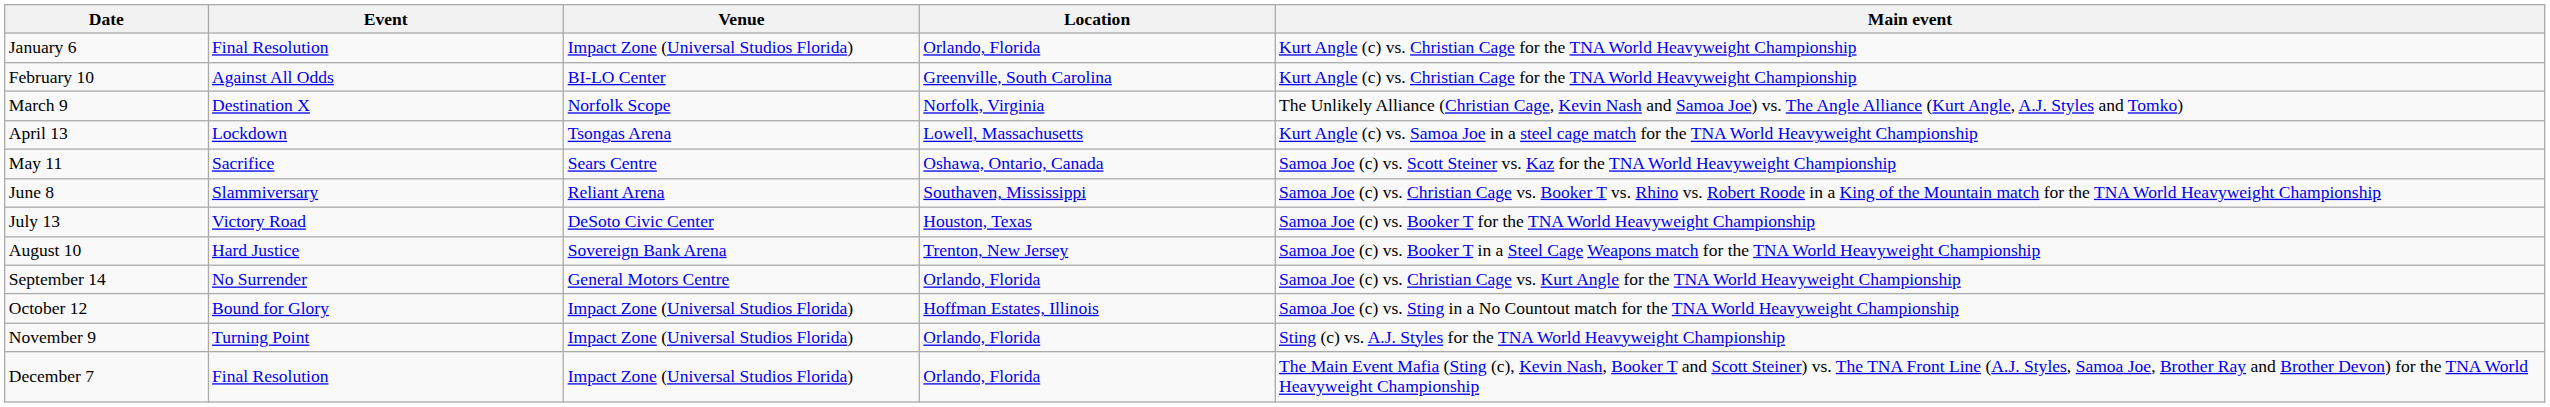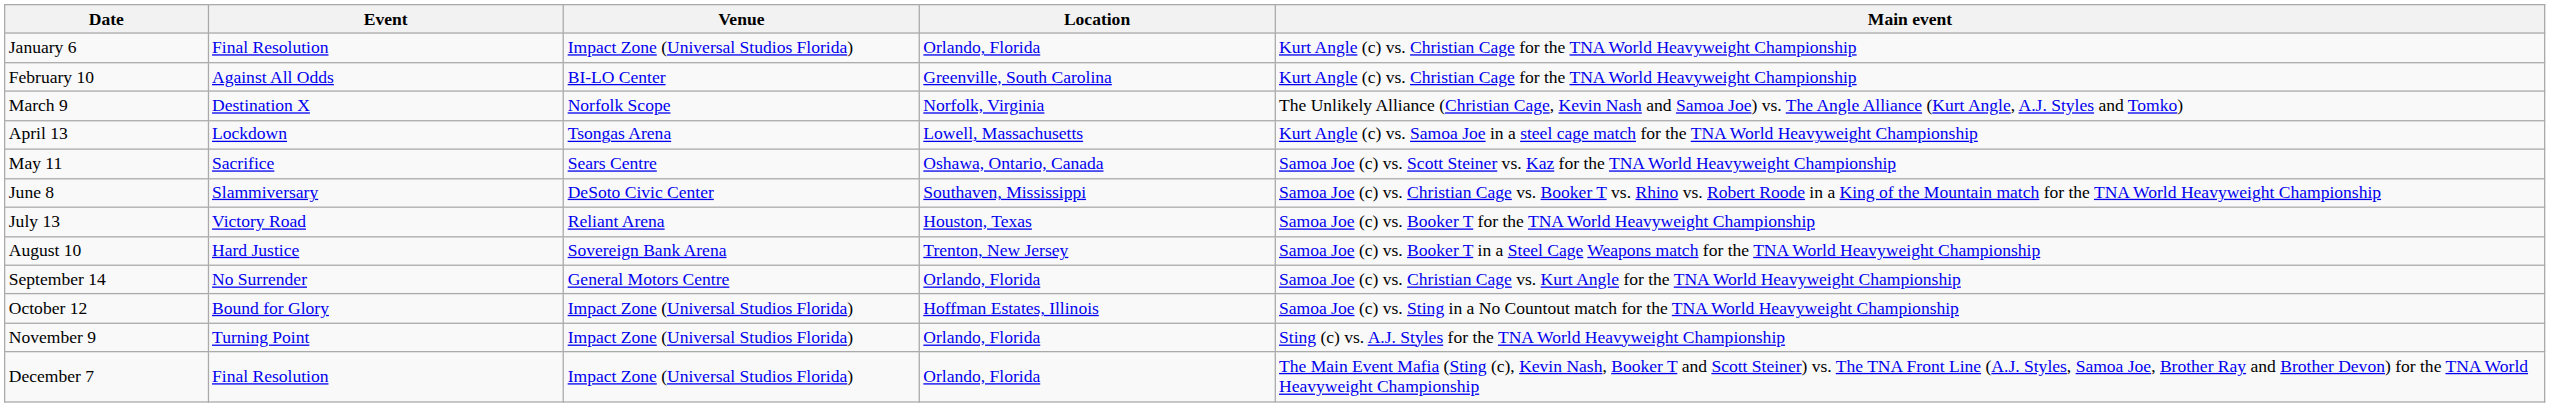(616, 192) Reliant Arena -> (641, 192) DeSoto Civic Center
(641, 221) DeSoto Civic Center -> (616, 221) Reliant Arena
